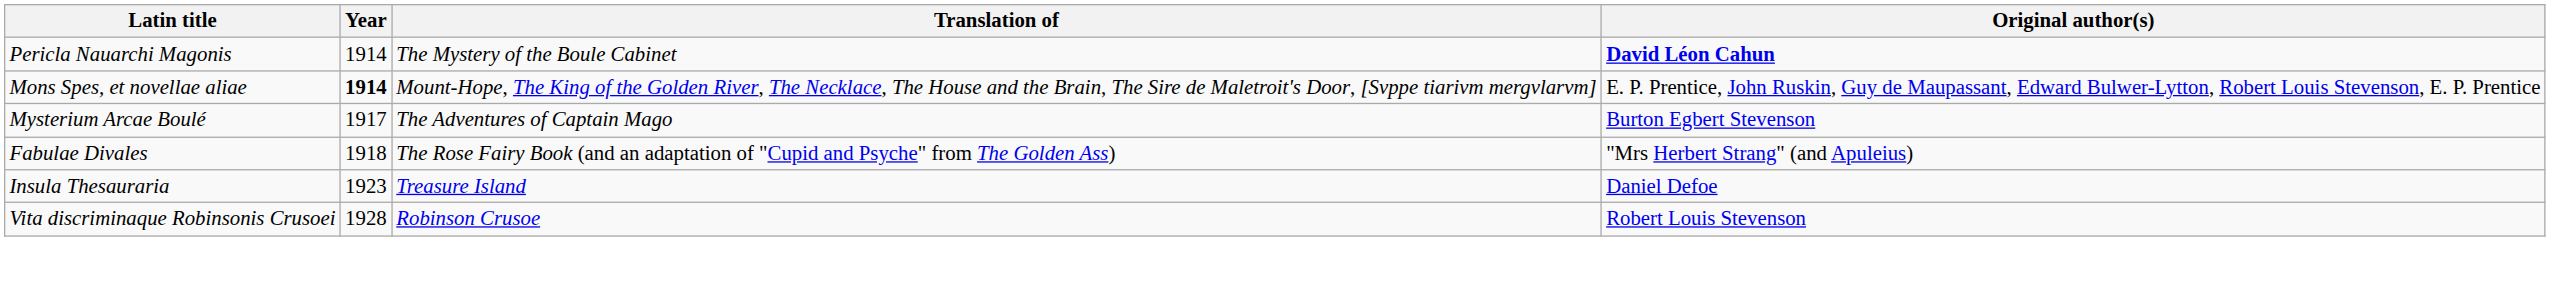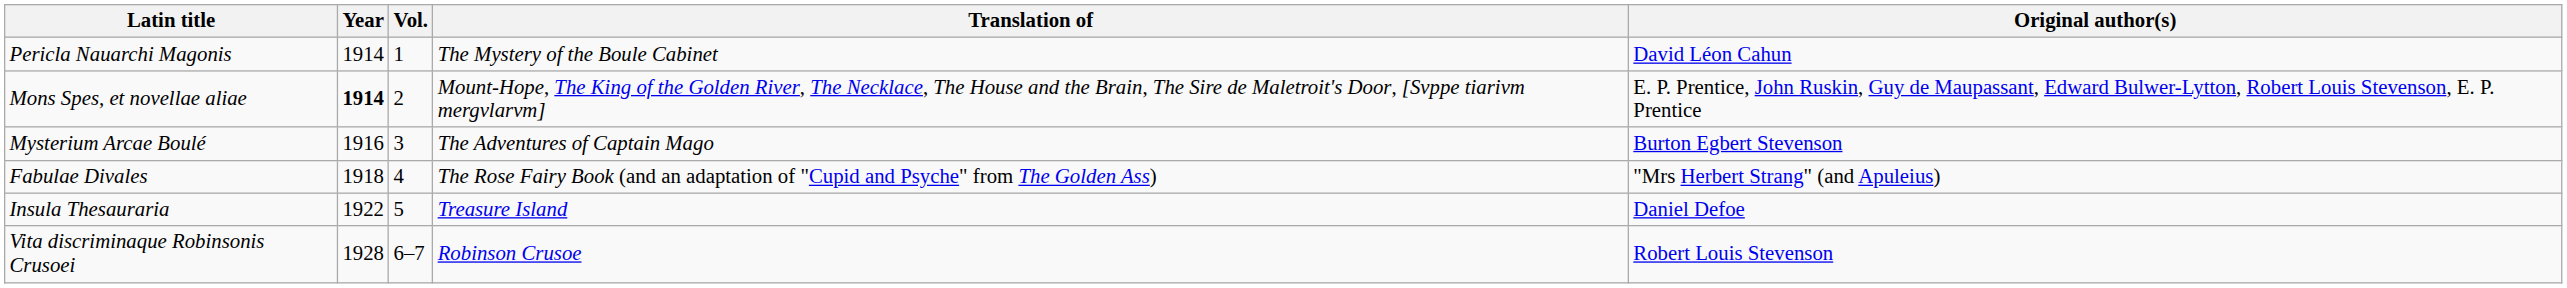+ column: (411, 20)
(1691, 53) bold -> (1712, 53) normal
(366, 119) 1917 -> (363, 143) 1916
(366, 185) 1923 -> (363, 209) 1922
